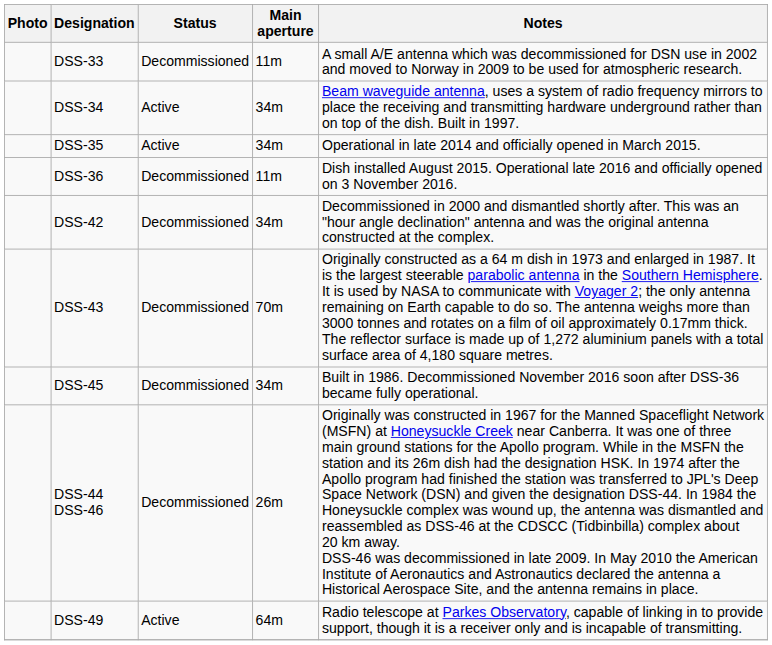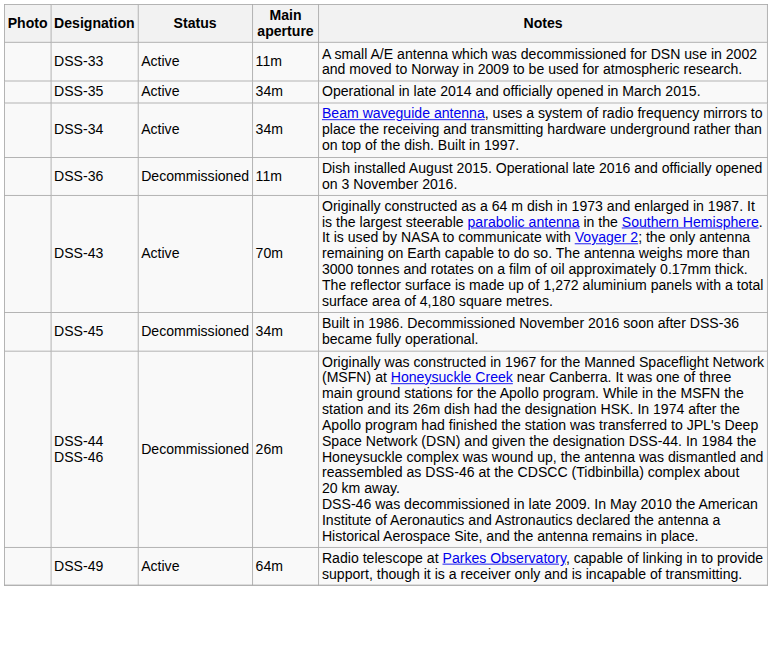(195, 61) Decommissioned -> (160, 61) Active
rows swapped: (79, 107) <-> (79, 146)
- row: (79, 222)
(195, 308) Decommissioned -> (160, 254) Active
